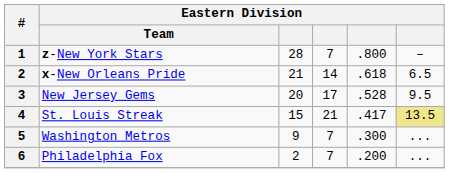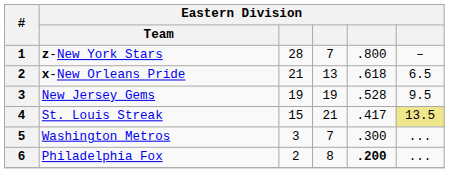(330, 76) 14 -> (330, 76) 13
(296, 96) 20 -> (296, 96) 19
(330, 96) 17 -> (330, 96) 19
(296, 137) 9 -> (296, 137) 3
(330, 157) 7 -> (330, 157) 8
(371, 157) normal -> (371, 157) bold
